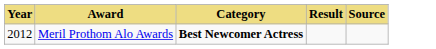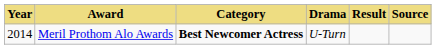+ column: (328, 14)
(20, 34) 2012 -> (20, 34) 2014
